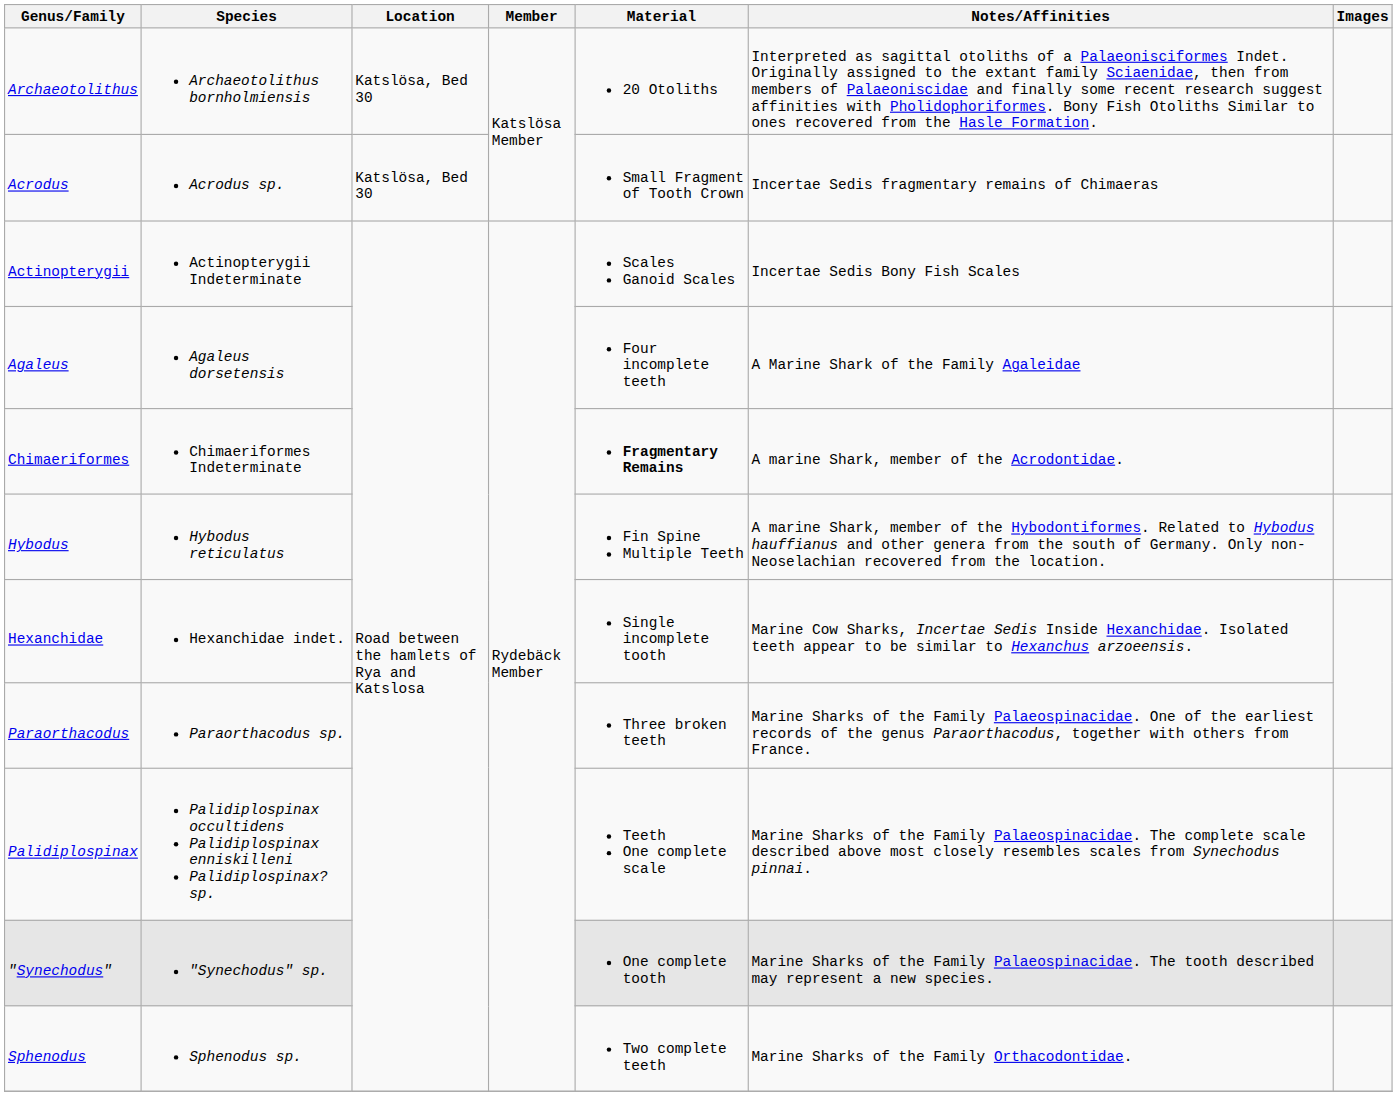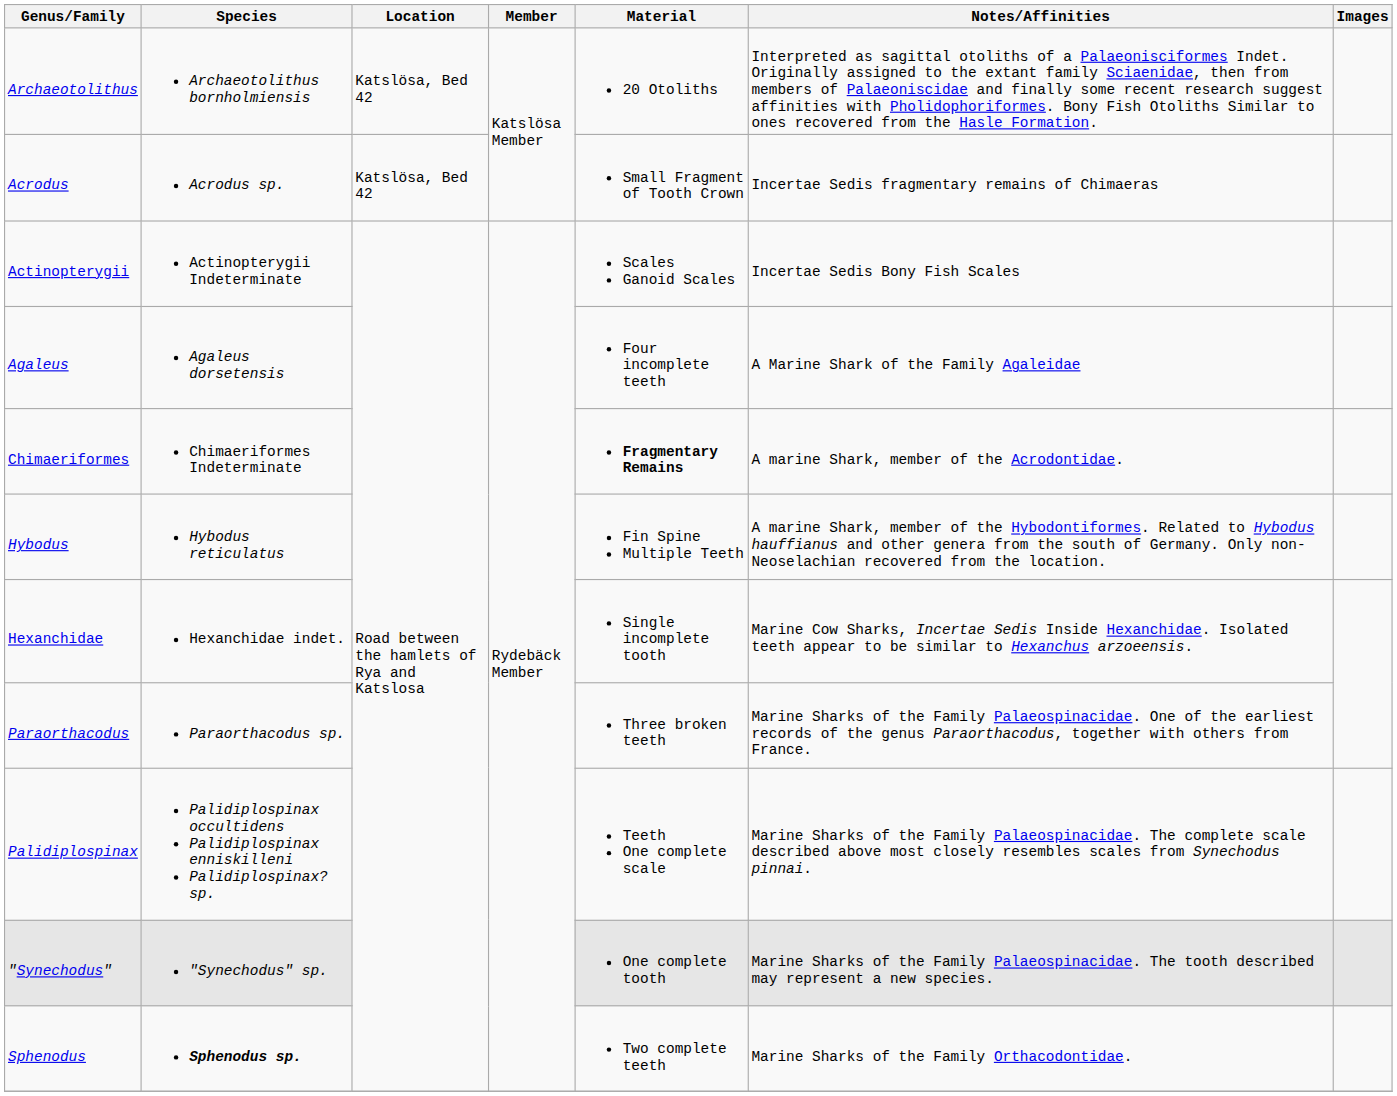(412, 90) Katslösa, Bed 30 -> (412, 90) Katslösa, Bed 42
(412, 186) Katslösa, Bed 30 -> (412, 186) Katslösa, Bed 42
(247, 1057) normal -> (247, 1057) bold
